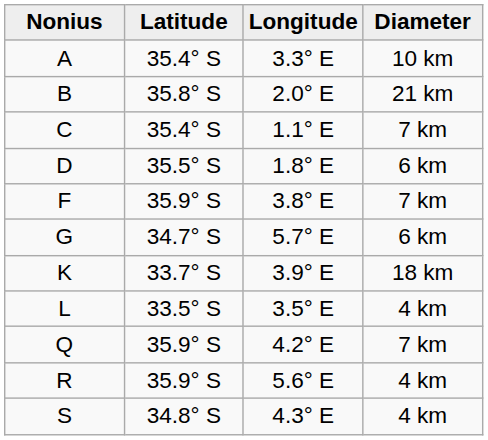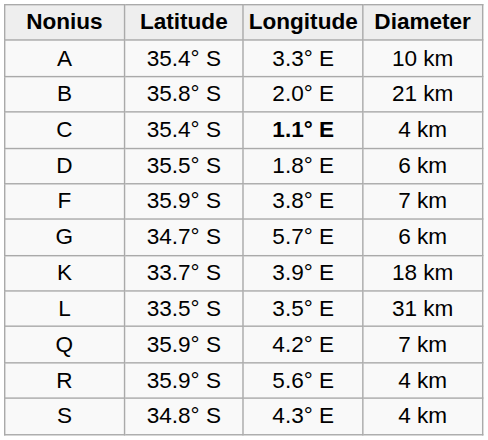(303, 129) normal -> (303, 129) bold
(423, 129) 7 km -> (423, 129) 4 km
(423, 308) 4 km -> (423, 308) 31 km
